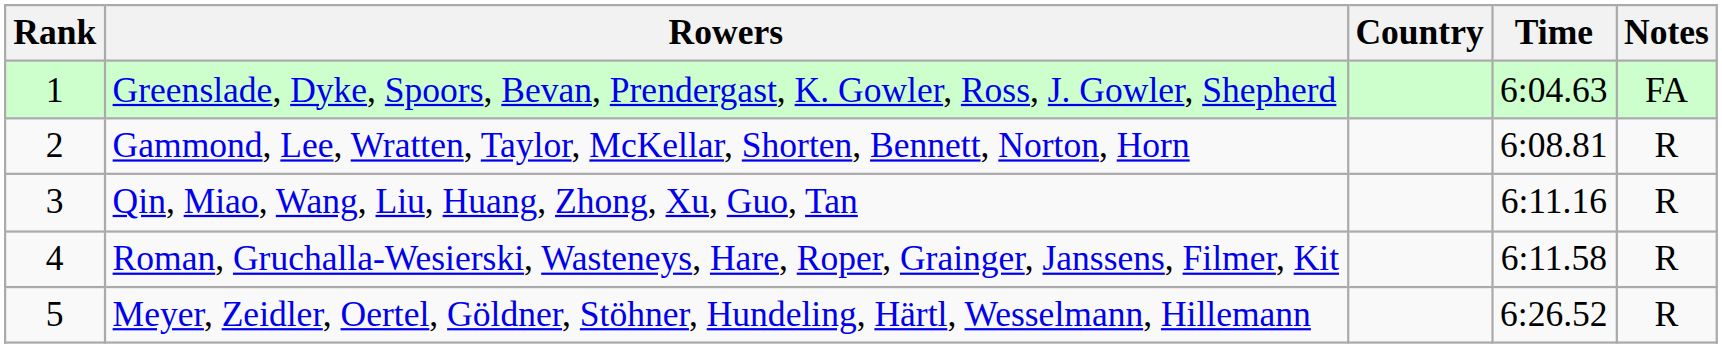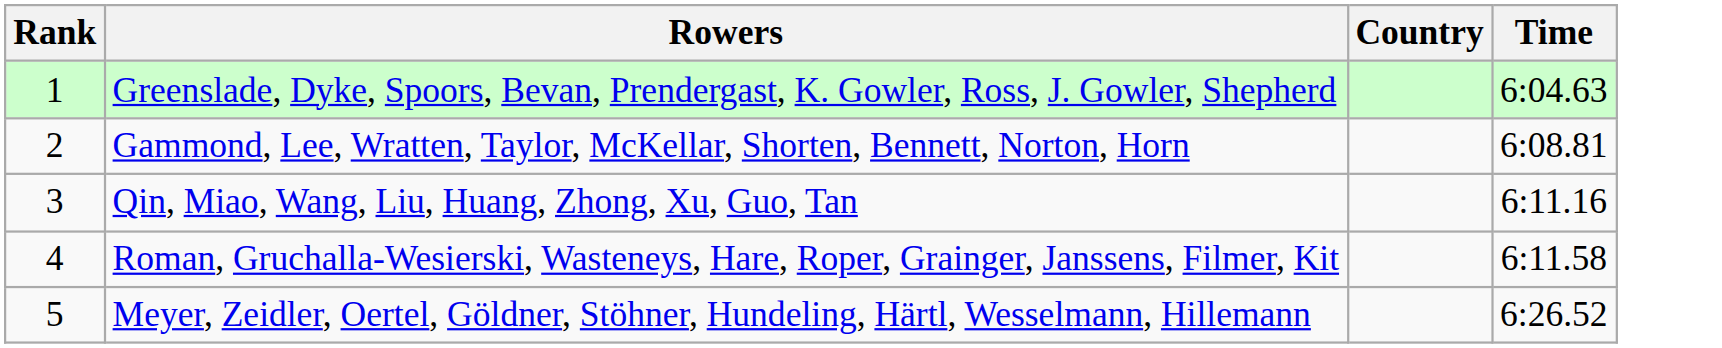- column: (1666, 32)
